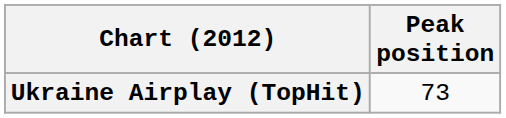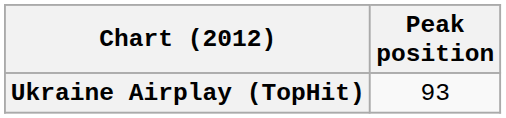(435, 93) 73 -> (435, 93) 93
